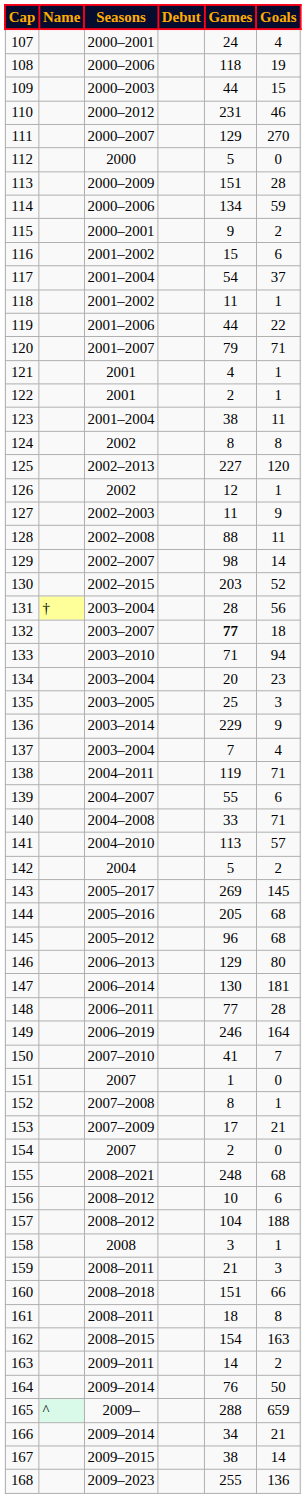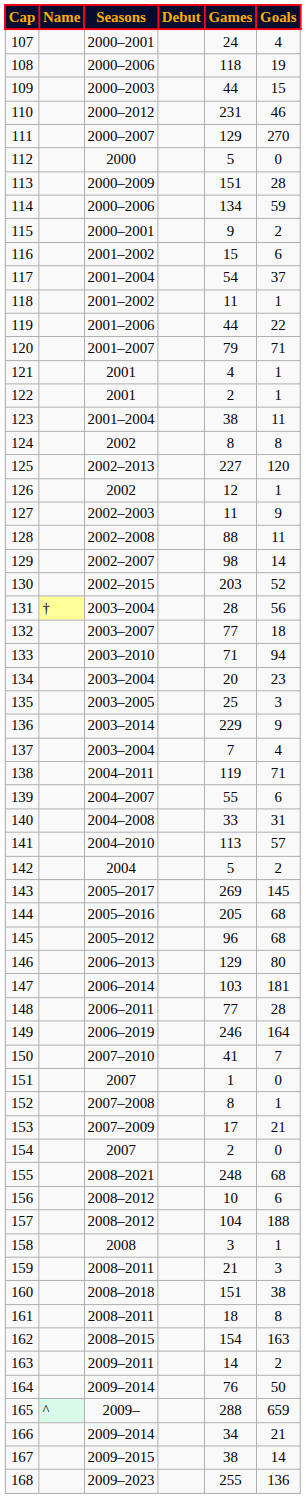(230, 631) bold -> (230, 631) normal
(278, 820) 71 -> (278, 820) 31
(230, 985) 130 -> (230, 985) 103
(278, 1292) 66 -> (278, 1292) 38
